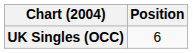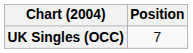(157, 37) 6 -> (157, 37) 7
